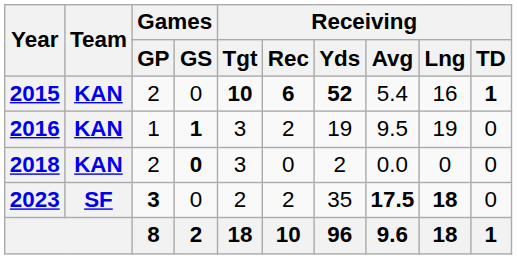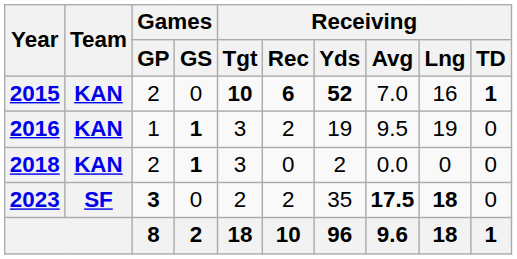(392, 93) 5.4 -> (392, 93) 7.0
(196, 164) 0 -> (196, 164) 1
